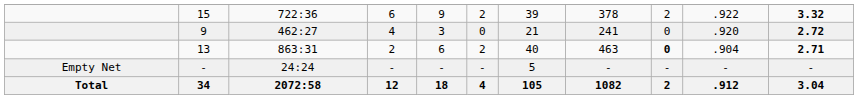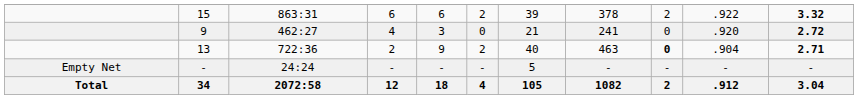(298, 13) 722:36 -> (298, 13) 863:31
(442, 13) 9 -> (442, 13) 6
(298, 49) 863:31 -> (298, 49) 722:36
(442, 49) 6 -> (442, 49) 9
